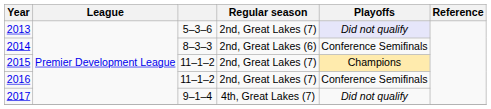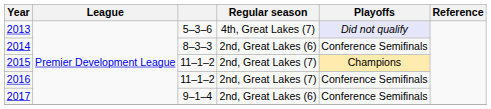(268, 29) 2nd, Great Lakes (7) -> (268, 29) 4th, Great Lakes (7)
(268, 96) 4th, Great Lakes (7) -> (268, 96) 2nd, Great Lakes (6)
(374, 96) Did not qualify -> (374, 96) Conference Semifinals
